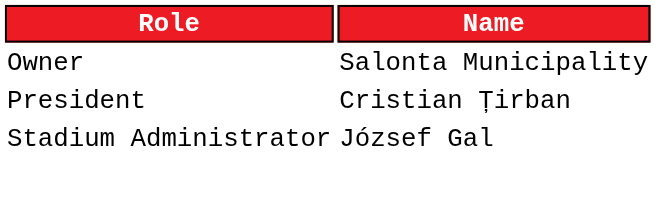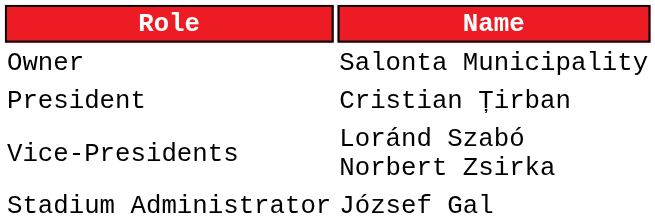+ row: (123, 153)
